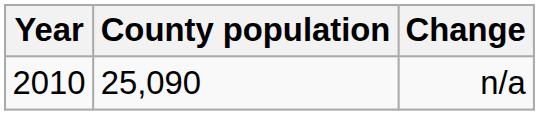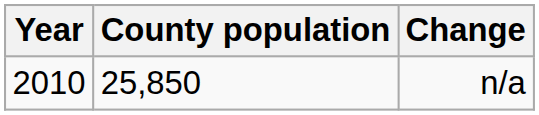(151, 82) 25,090 -> (151, 82) 25,850
